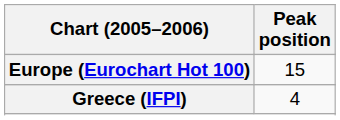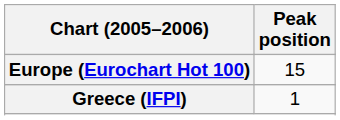(295, 98) 4 -> (295, 98) 1
